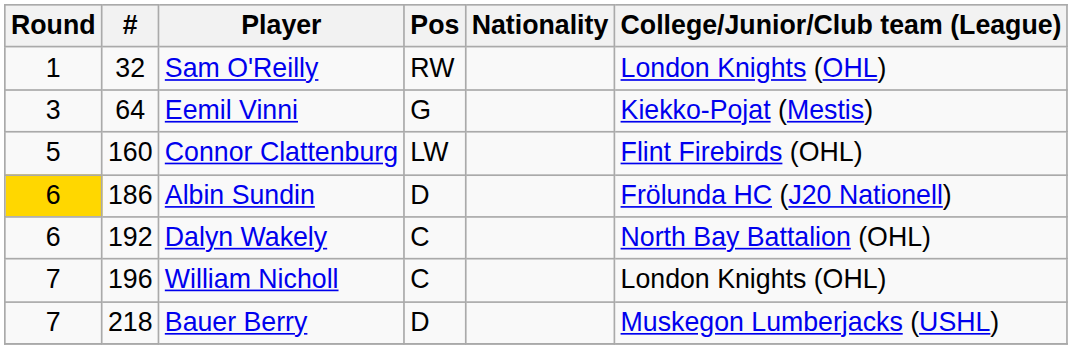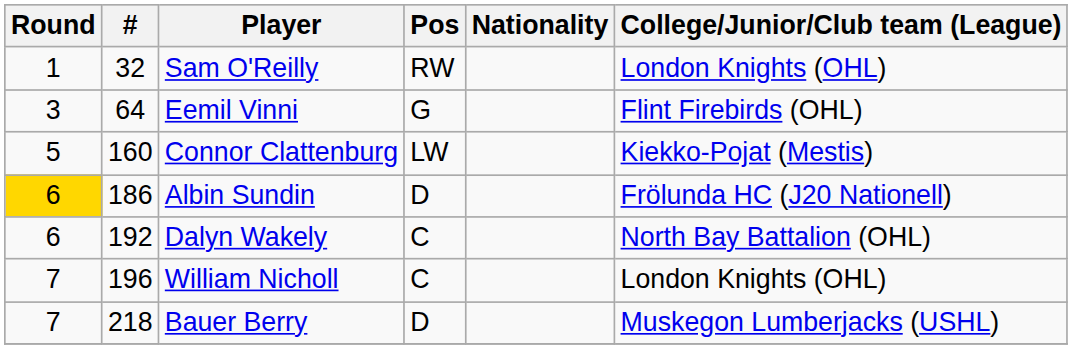(747, 110) Kiekko-Pojat (Mestis) -> (742, 110) Flint Firebirds (OHL)
(742, 152) Flint Firebirds (OHL) -> (747, 152) Kiekko-Pojat (Mestis)
